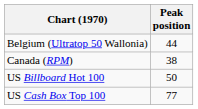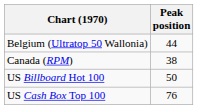(172, 95) 77 -> (172, 95) 76
